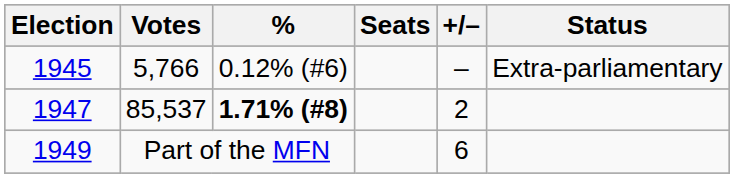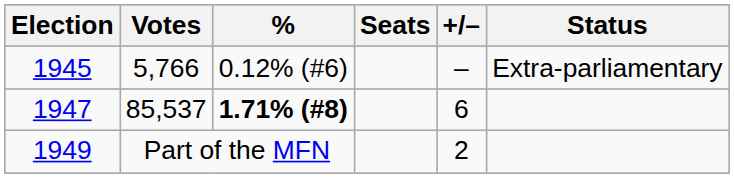(461, 109) 2 -> (461, 109) 6
(461, 151) 6 -> (461, 151) 2
